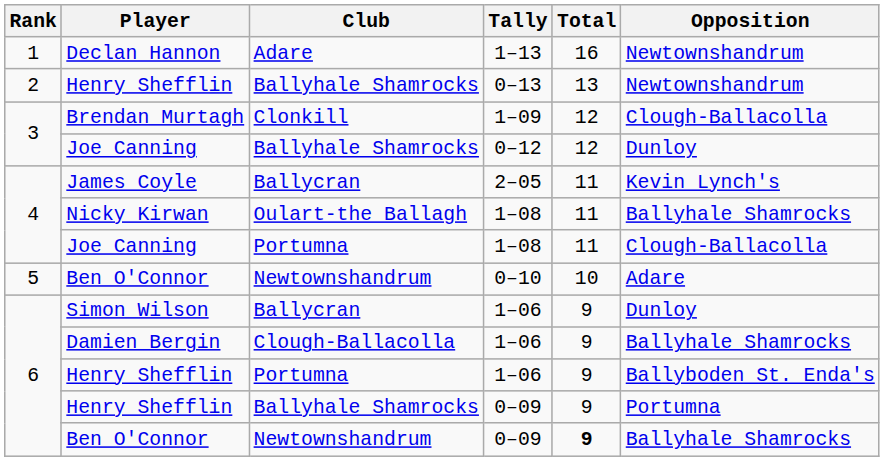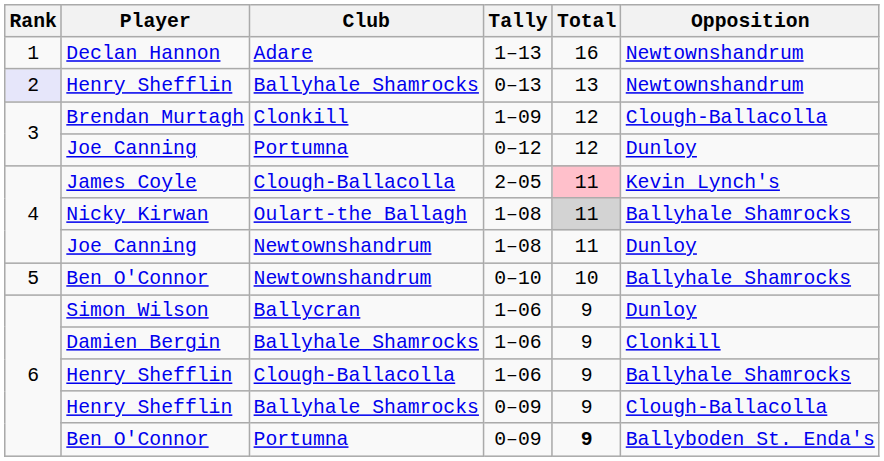(33, 85) no background -> (33, 85) lavender background
(366, 150) Ballyhale Shamrocks -> (301, 150) Portumna
(307, 182) Ballycran -> (354, 182) Clough-Ballacolla
(587, 182) no background -> (587, 182) pink background
(587, 214) no background -> (587, 214) lightgrey background
(301, 246) Portumna -> (343, 246) Newtownshandrum
(727, 246) Clough-Ballacolla -> (661, 246) Dunloy
(655, 279) Adare -> (738, 279) Ballyhale Shamrocks
(354, 343) Clough-Ballacolla -> (366, 343) Ballyhale Shamrocks
(738, 343) Ballyhale Shamrocks -> (673, 343) Clonkill
(301, 375) Portumna -> (354, 375) Clough-Ballacolla
(750, 375) Ballyboden St. Enda's -> (738, 375) Ballyhale Shamrocks
(673, 407) Portumna -> (727, 407) Clough-Ballacolla
(343, 440) Newtownshandrum -> (301, 440) Portumna
(738, 440) Ballyhale Shamrocks -> (750, 440) Ballyboden St. Enda's
